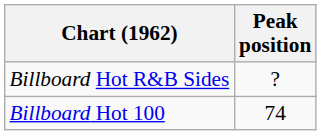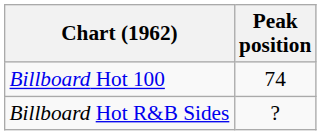rows swapped: (87, 112) <-> (119, 79)
